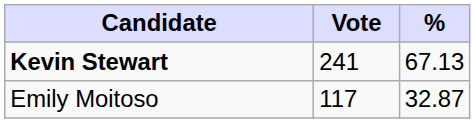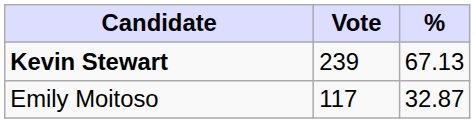(339, 61) 241 -> (339, 61) 239
